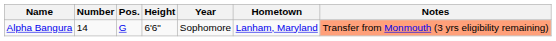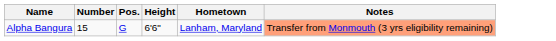- column: (205, 12)
(82, 28) 14 -> (82, 28) 15
